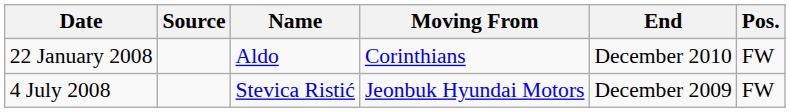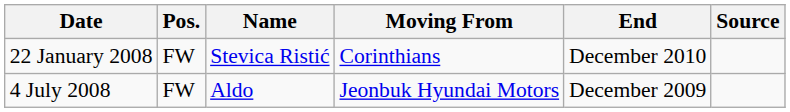columns swapped: (761, 21) <-> (194, 21)
(257, 55) Aldo -> (270, 55) Stevica Ristić
(295, 90) Stevica Ristić -> (232, 90) Aldo
